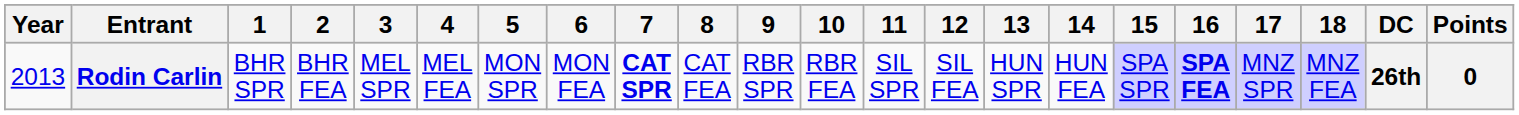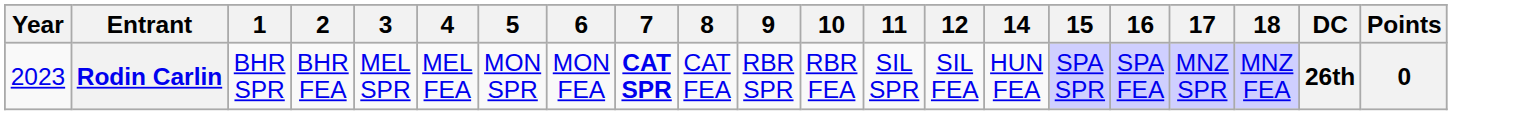- column: (1017, 24)
(38, 76) 2013 -> (38, 76) 2023
(1206, 76) bold -> (1140, 76) normal
